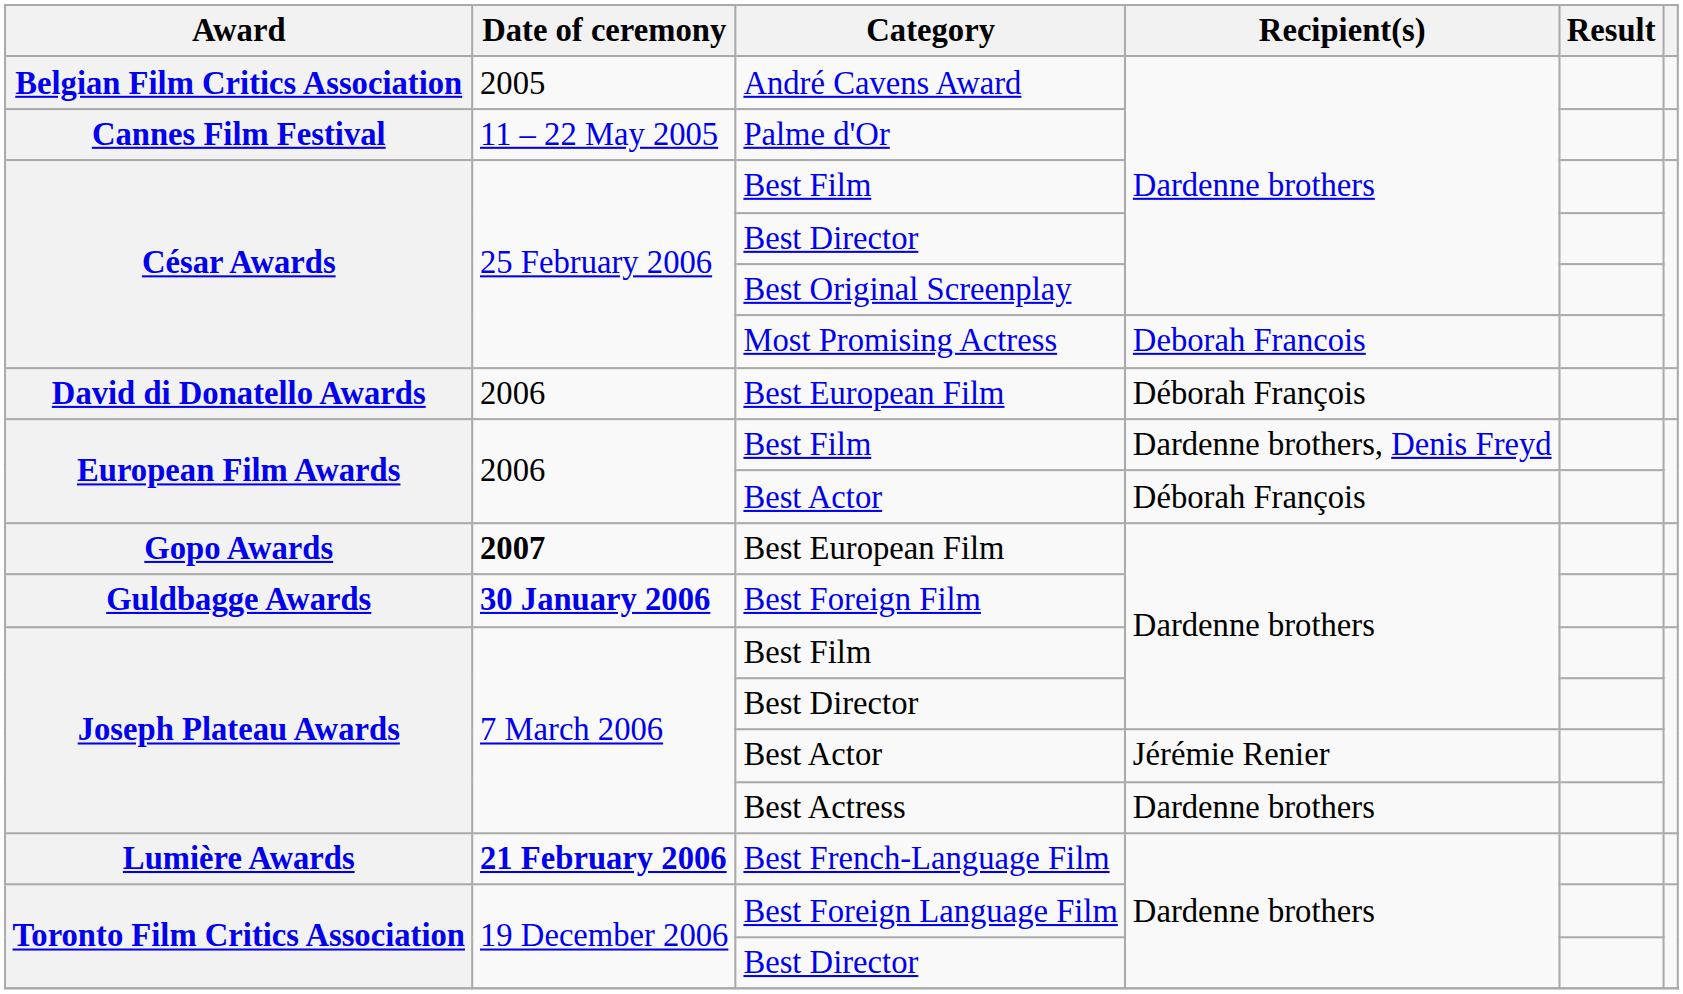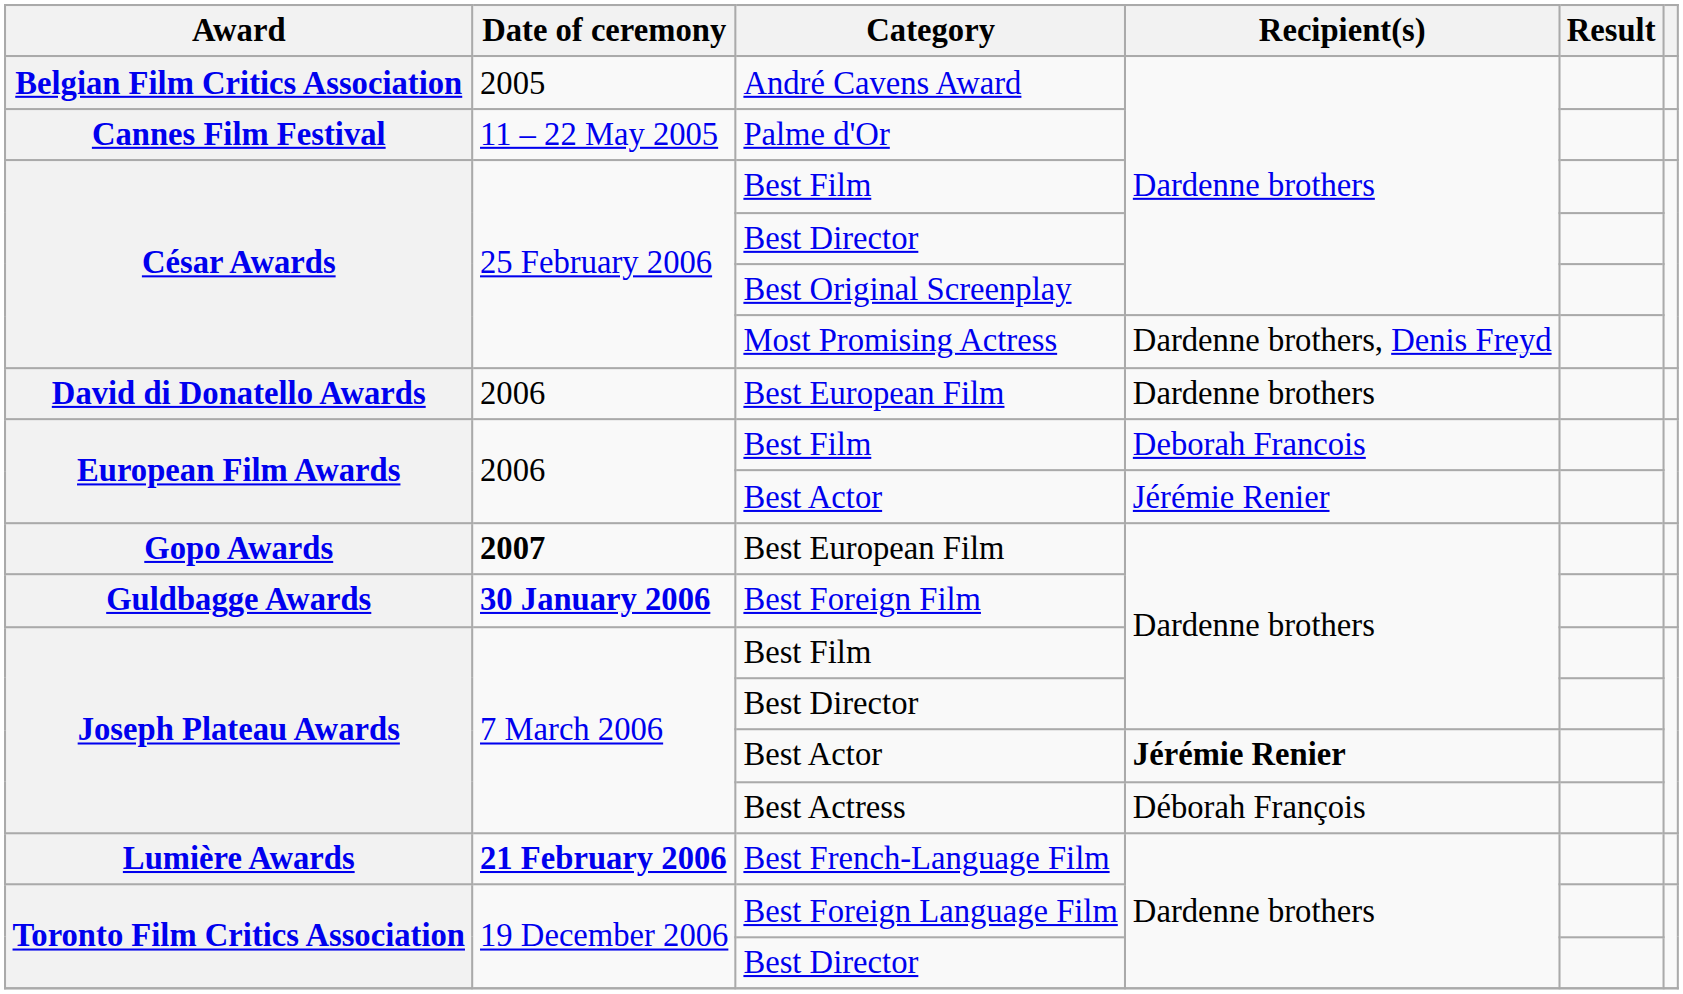(1249, 340) Deborah Francois -> (1342, 340) Dardenne brothers, Denis Freyd
(1249, 392) Déborah François -> (1254, 392) Dardenne brothers
(1342, 444) Dardenne brothers, Denis Freyd -> (1249, 444) Deborah Francois
(1249, 496) Déborah François -> (1231, 496) Jérémie Renier
(1231, 755) normal -> (1239, 755) bold
(1254, 806) Dardenne brothers -> (1249, 806) Déborah François
